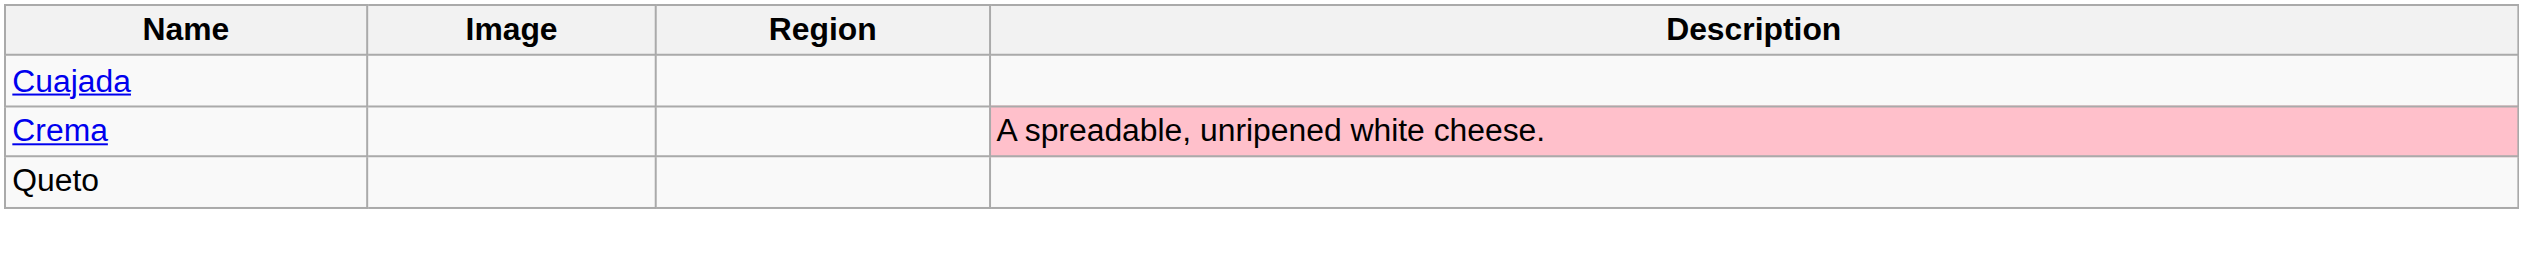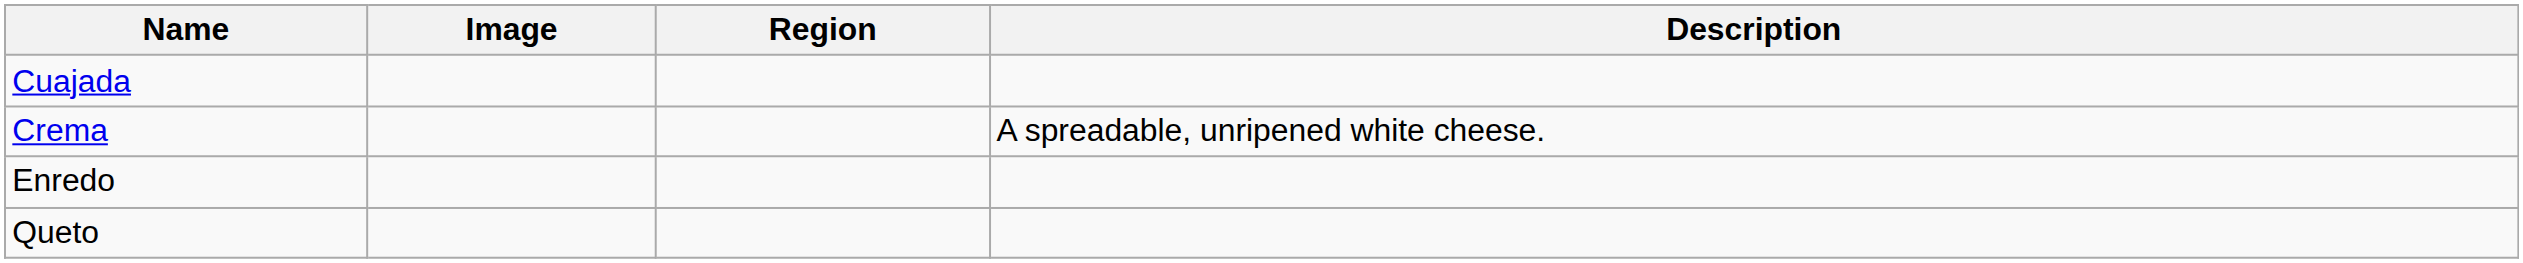(1271, 130) pink background -> (1271, 130) no background
+ row: (64, 181)
